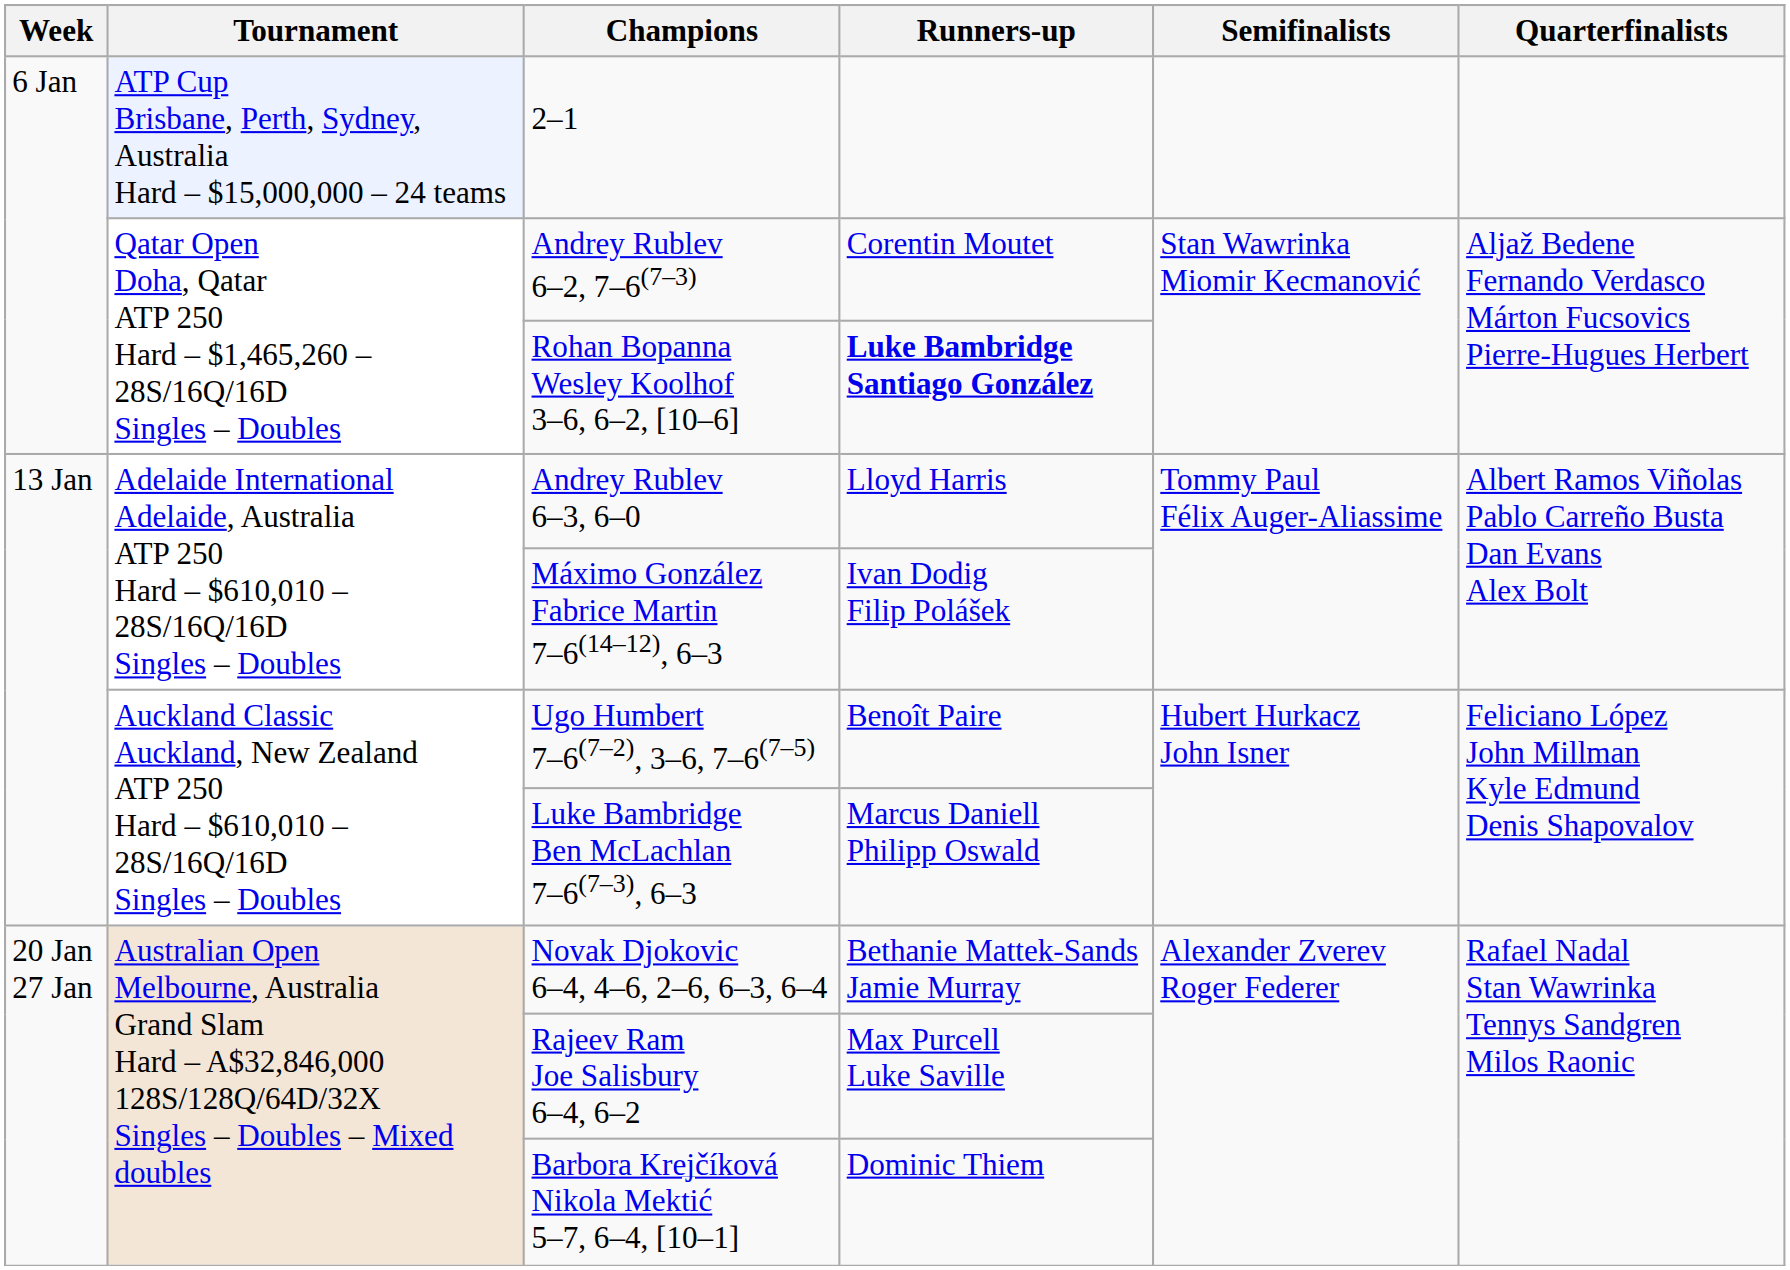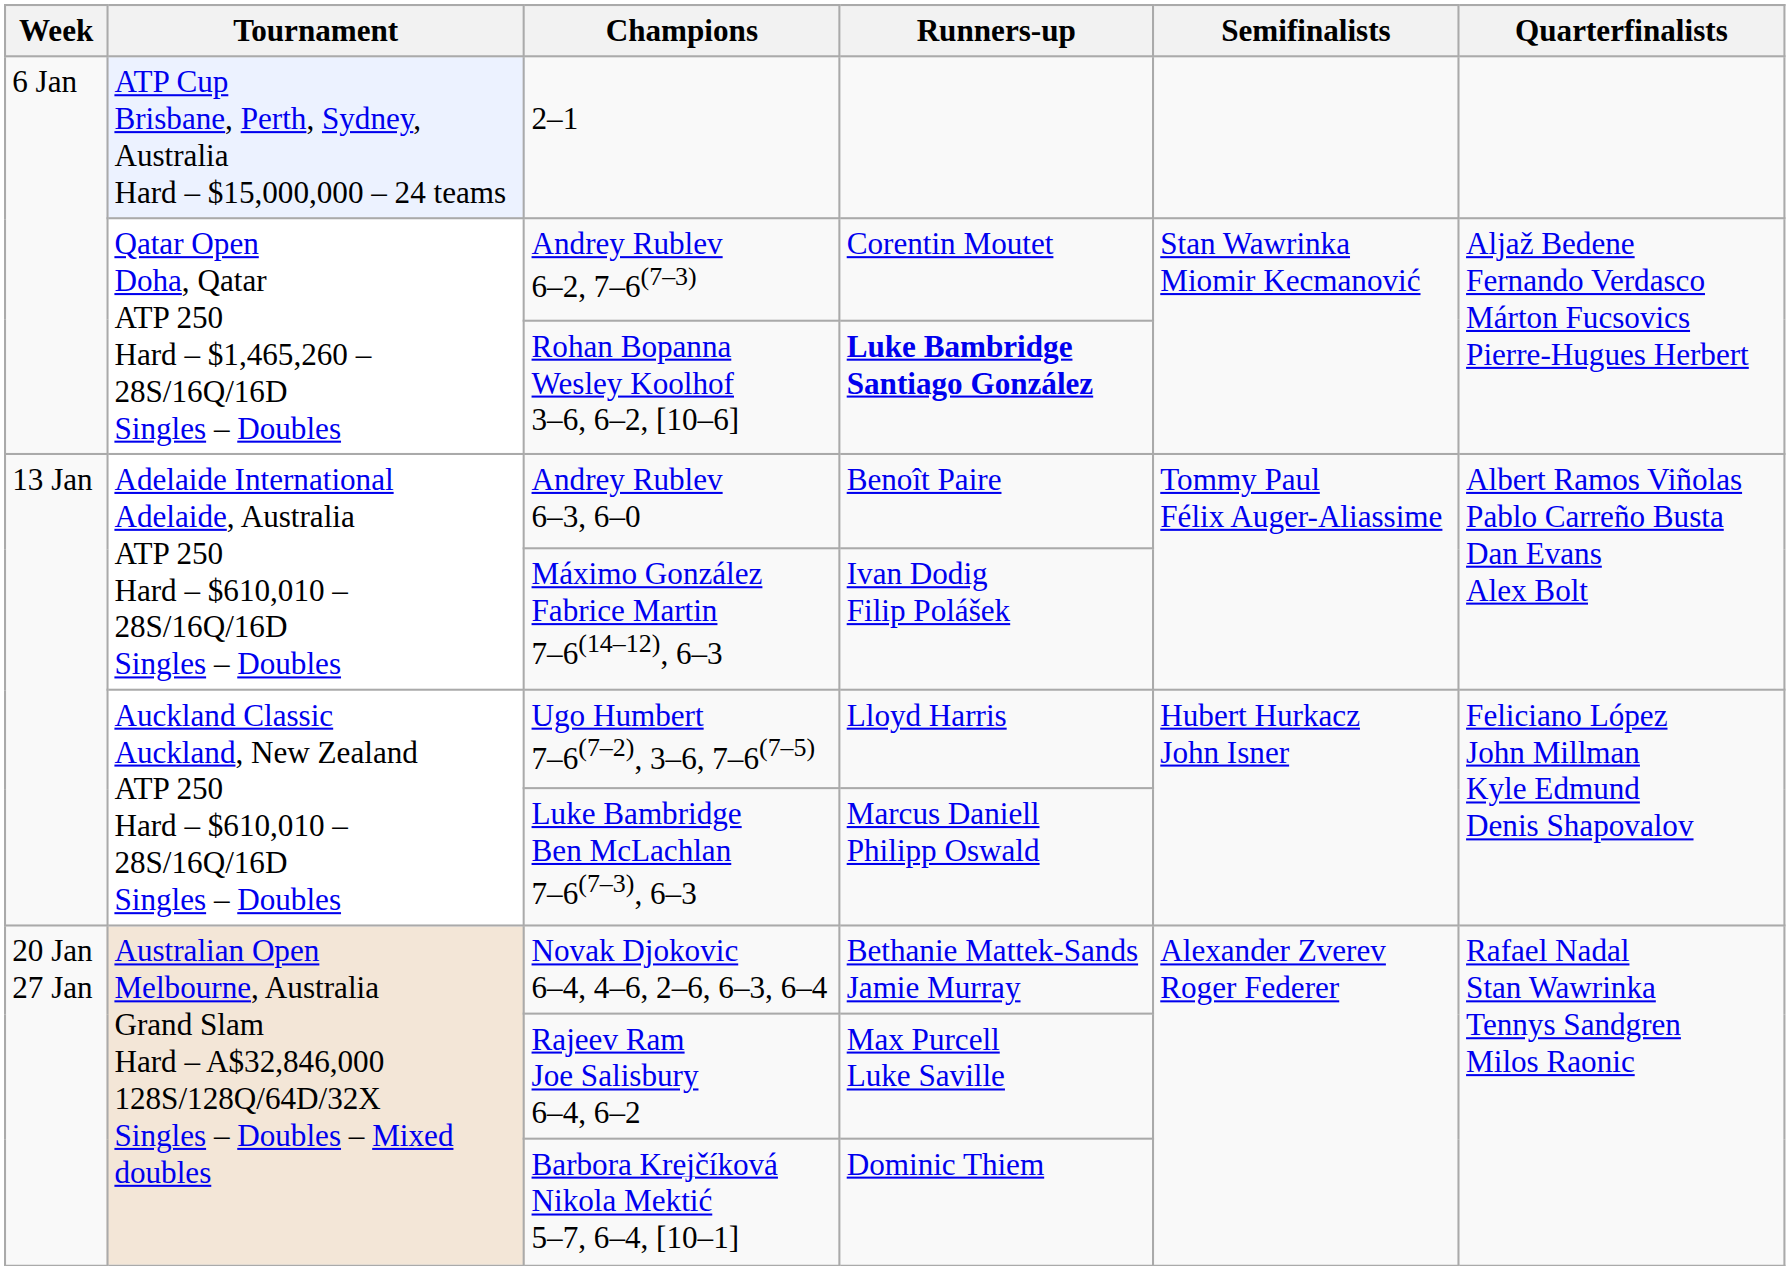(927, 479) Lloyd Harris -> (924, 479) Benoît Paire
(924, 715) Benoît Paire -> (927, 715) Lloyd Harris
